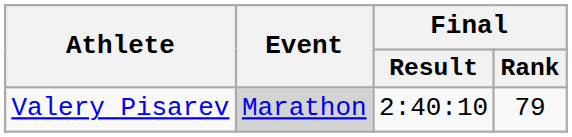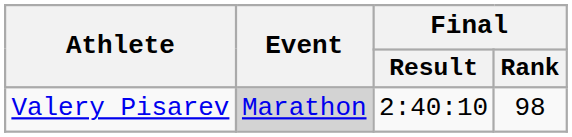(530, 109) 79 -> (530, 109) 98
